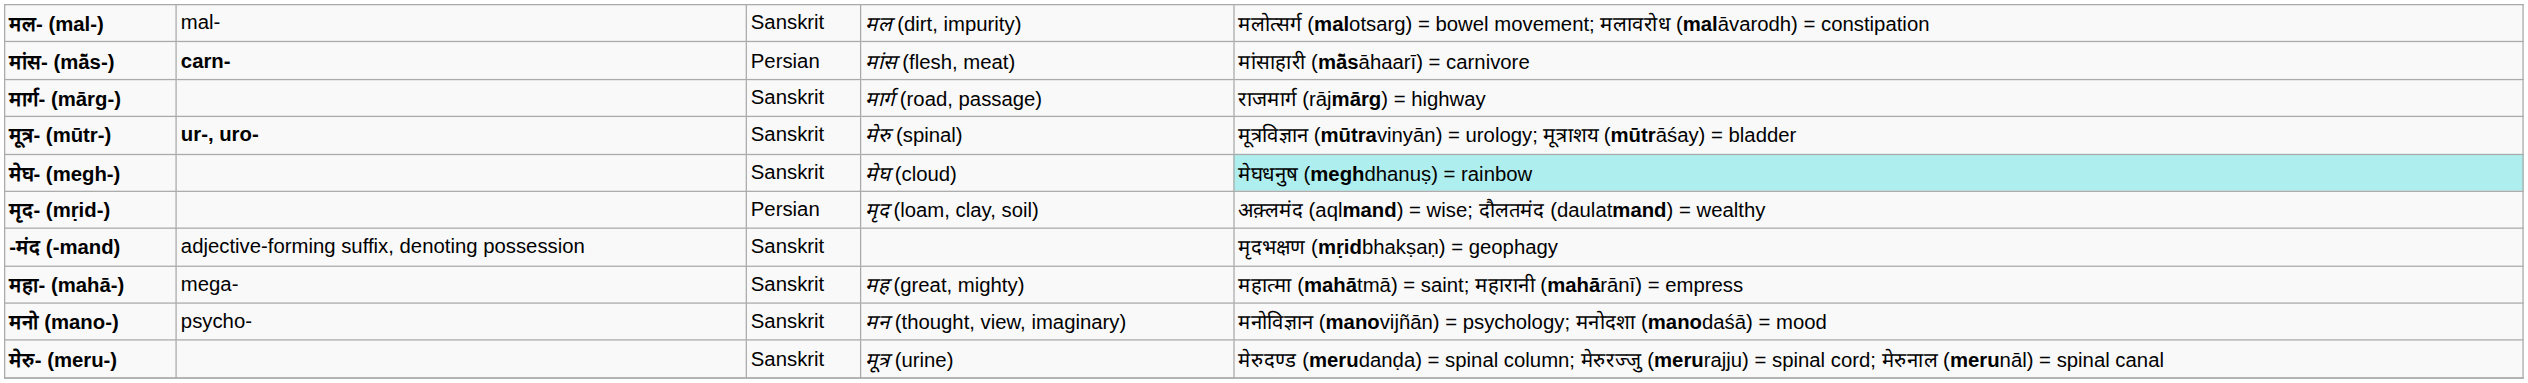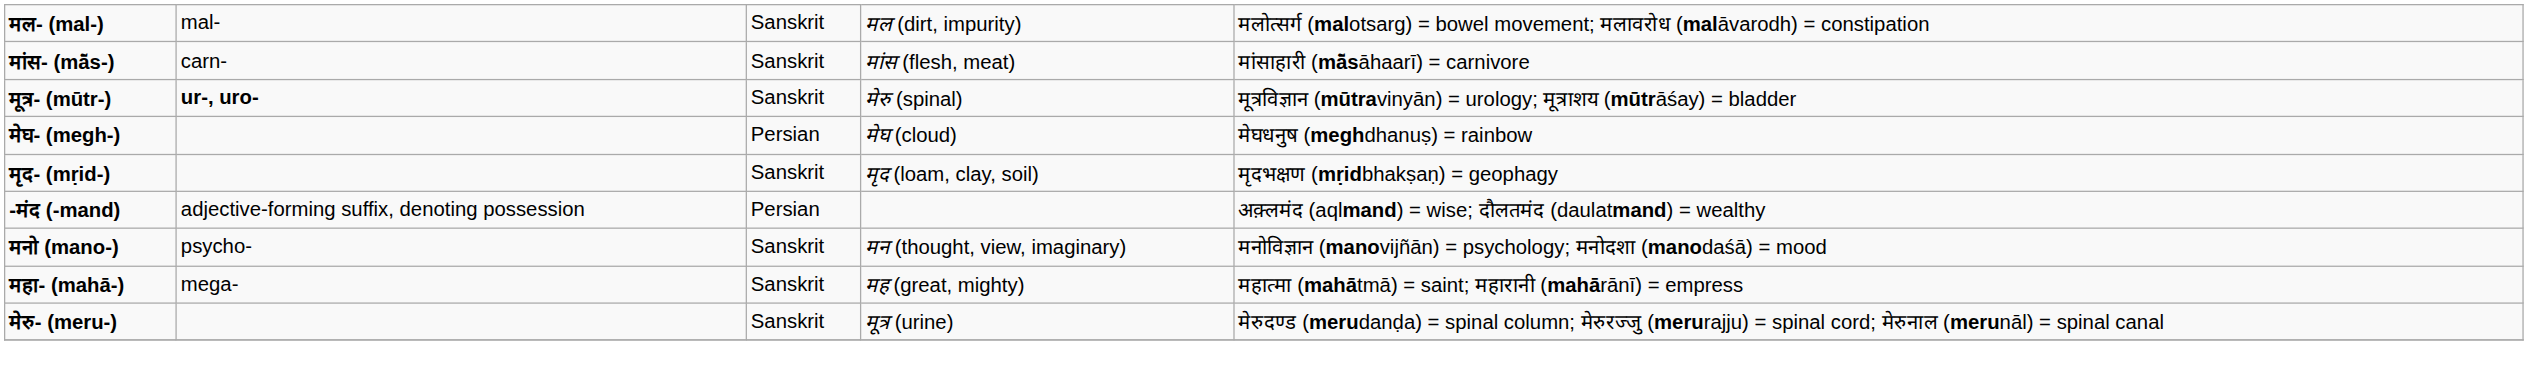(206, 60) bold -> (204, 60) normal
(785, 60) Persian -> (788, 60) Sanskrit
- row: (65, 99)
(788, 172) Sanskrit -> (785, 135) Persian
(1385, 173) paleturquoise background -> (1385, 136) no background
(785, 209) Persian -> (788, 172) Sanskrit
(1502, 210) अक़्लमंद (aqlmand) = wise; दौलतमंद (daulatmand) = wealthy -> (1398, 173) मृदभक्षण (mṛidbhakṣaṇ) = geophagy
(788, 246) Sanskrit -> (785, 209) Persian
(1398, 248) मृदभक्षण (mṛidbhakṣaṇ) = geophagy -> (1502, 210) अक़्लमंद (aqlmand) = wise; दौलतमंद (daulatmand) = wealthy
rows swapped: (64, 322) <-> (67, 285)
